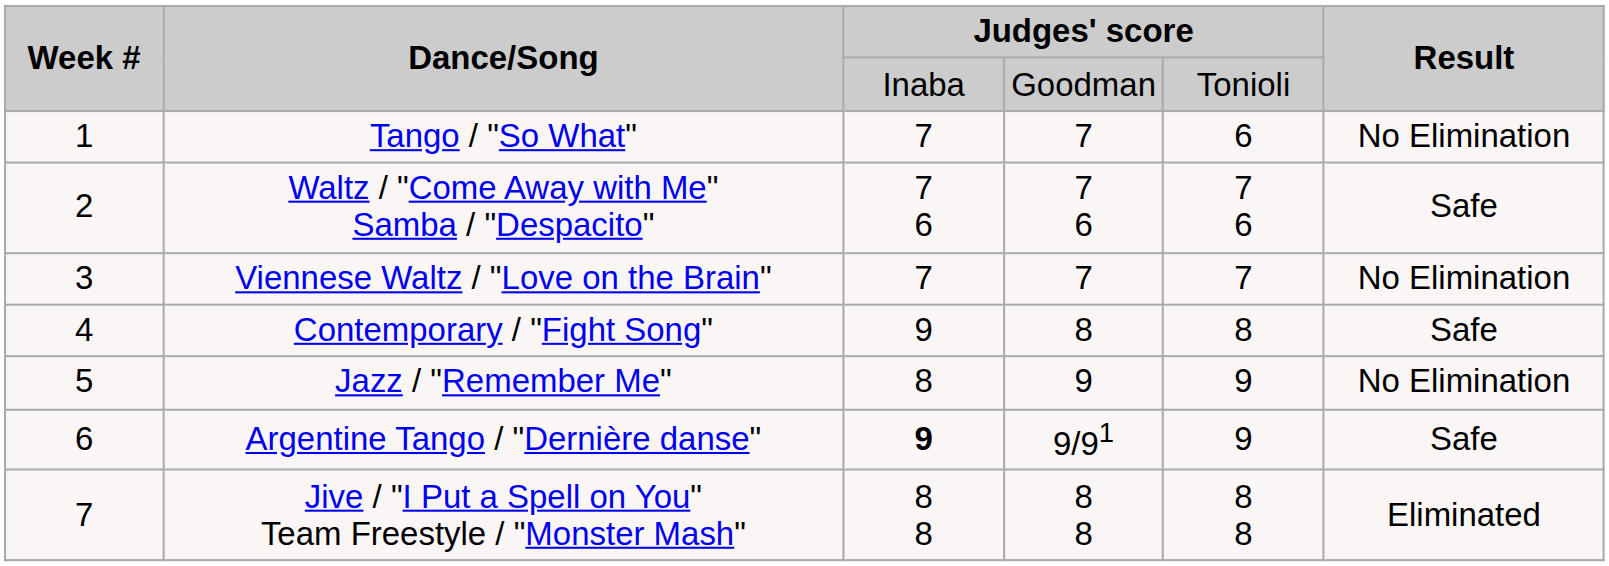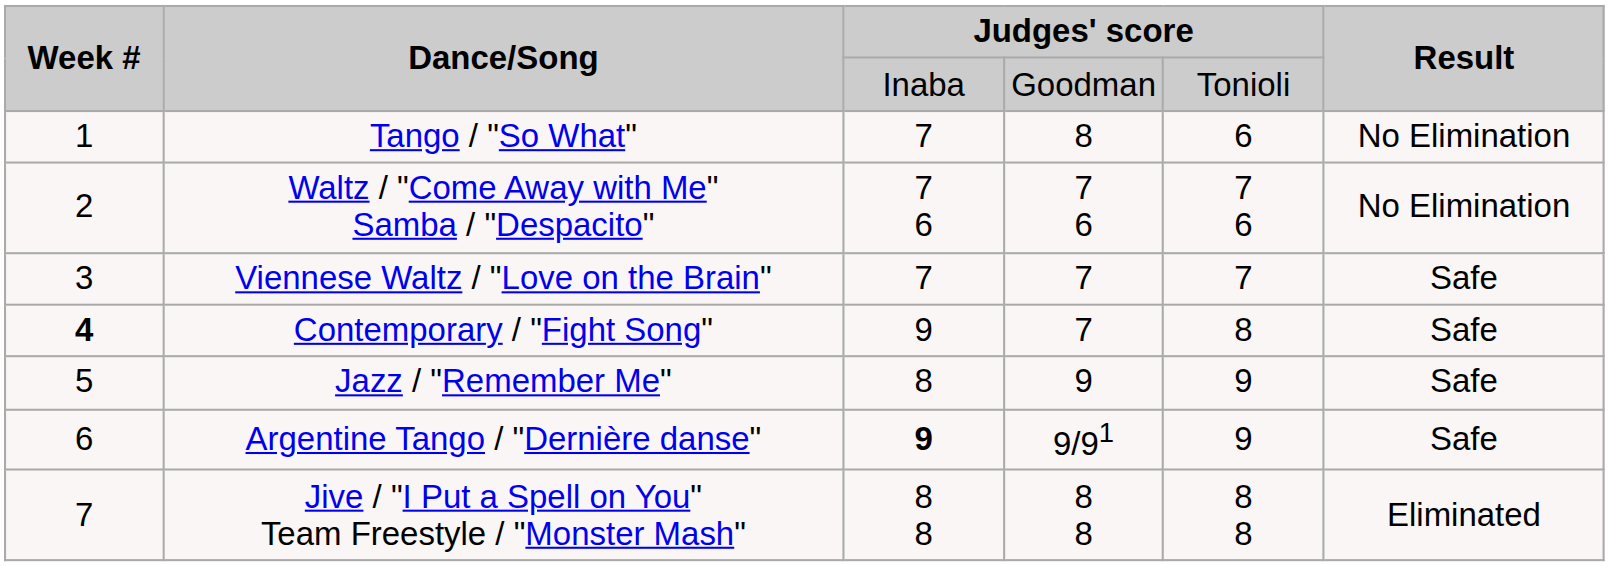(1084, 136) 7 -> (1084, 136) 8
(1464, 206) Safe -> (1464, 206) No Elimination
(1464, 277) No Elimination -> (1464, 277) Safe
(84, 330) normal -> (84, 330) bold
(1084, 330) 8 -> (1084, 330) 7
(1464, 382) No Elimination -> (1464, 382) Safe
